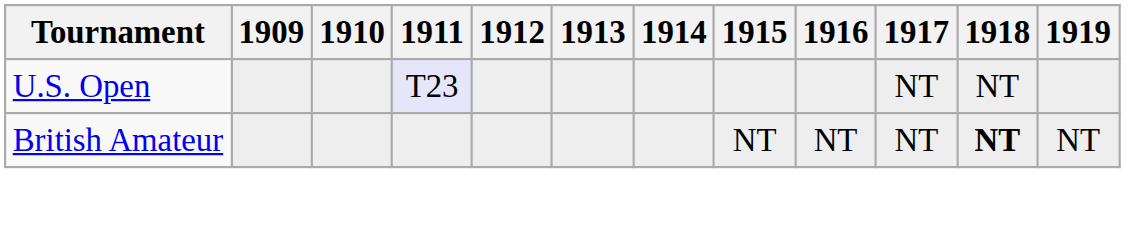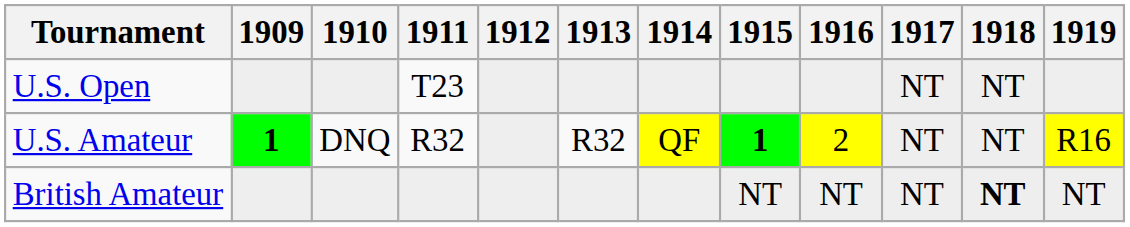(432, 85) lavender background -> (438, 85) no background
+ row: (102, 140)
